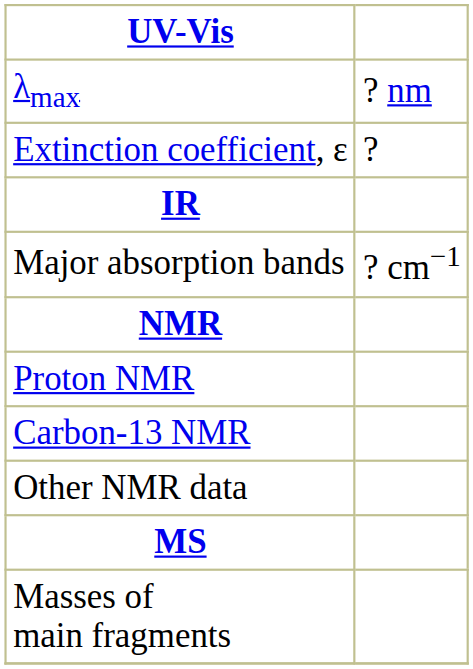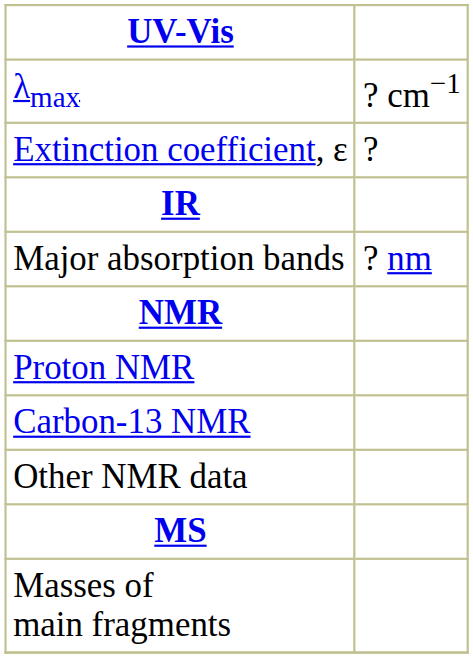(397, 90) ? nm -> (412, 90) ? cm−1
(412, 263) ? cm−1 -> (397, 259) ? nm
